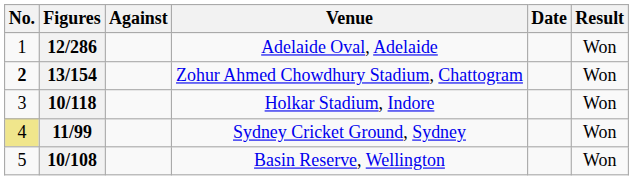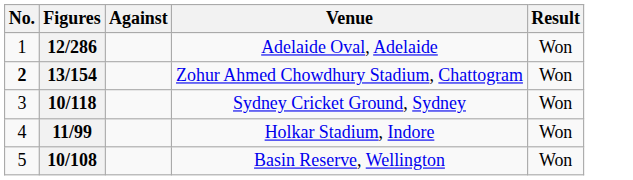- column: (549, 18)
(349, 103) Holkar Stadium, Indore -> (349, 103) Sydney Cricket Ground, Sydney
(22, 132) khaki background -> (22, 132) no background
(349, 132) Sydney Cricket Ground, Sydney -> (349, 132) Holkar Stadium, Indore
